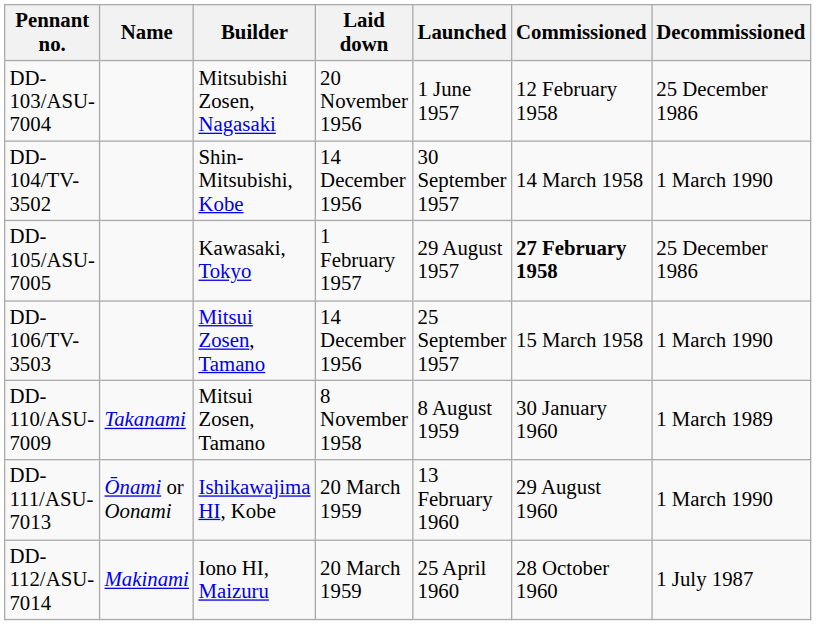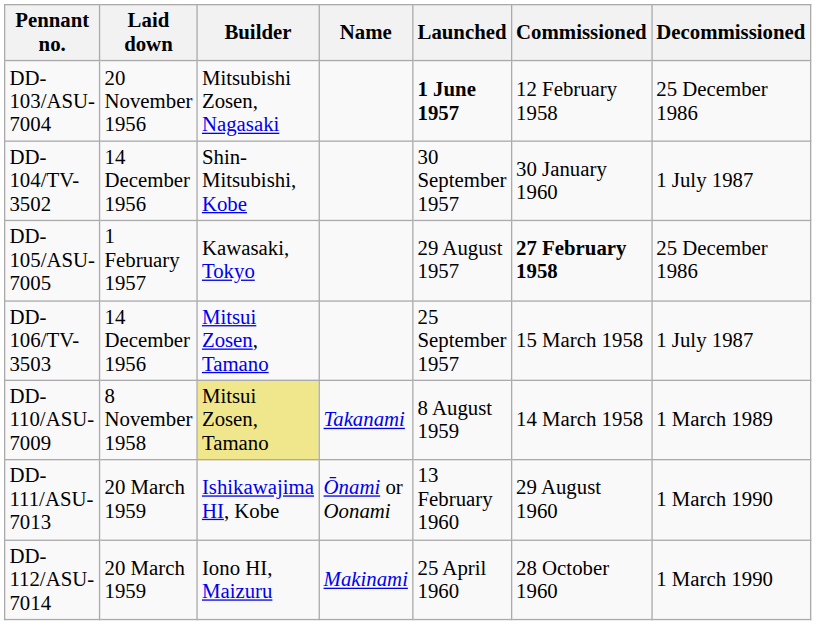columns swapped: (147, 32) <-> (364, 32)
(444, 100) normal -> (447, 100) bold
(580, 180) 14 March 1958 -> (561, 180) 30 January 1960
(715, 180) 1 March 1990 -> (705, 180) 1 July 1987
(715, 340) 1 March 1990 -> (705, 340) 1 July 1987
(232, 419) no background -> (235, 419) khaki background
(561, 419) 30 January 1960 -> (580, 419) 14 March 1958
(705, 579) 1 July 1987 -> (715, 579) 1 March 1990
